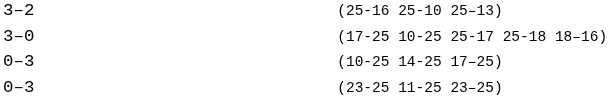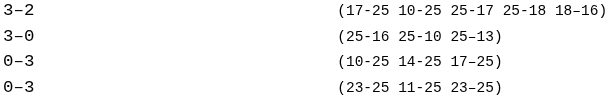(420, 11) (25-16 25-10 25–13) -> (472, 11) (17-25 10-25 25-17 25-18 18–16)
(472, 37) (17-25 10-25 25-17 25-18 18–16) -> (420, 37) (25-16 25-10 25–13)
